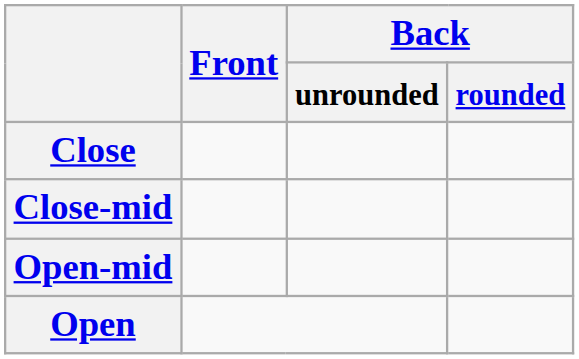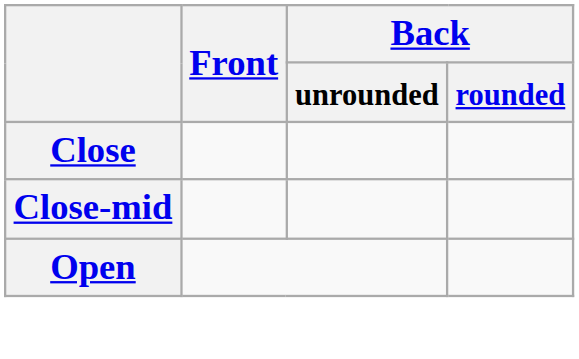- row: (93, 265)
